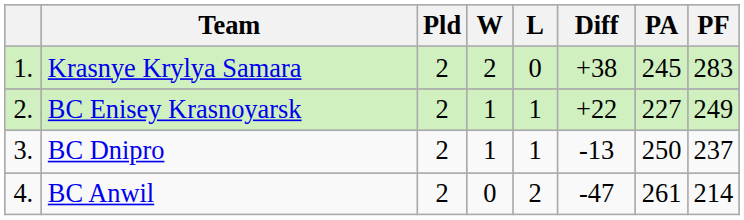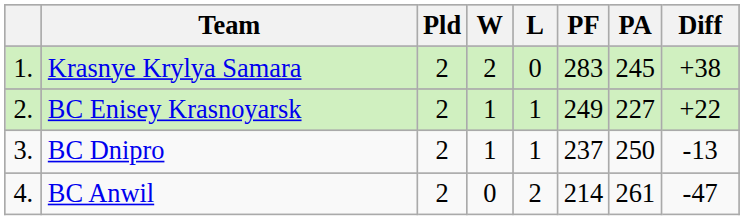columns swapped: (713, 25) <-> (597, 25)
